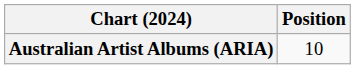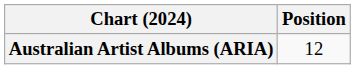(314, 48) 10 -> (314, 48) 12
